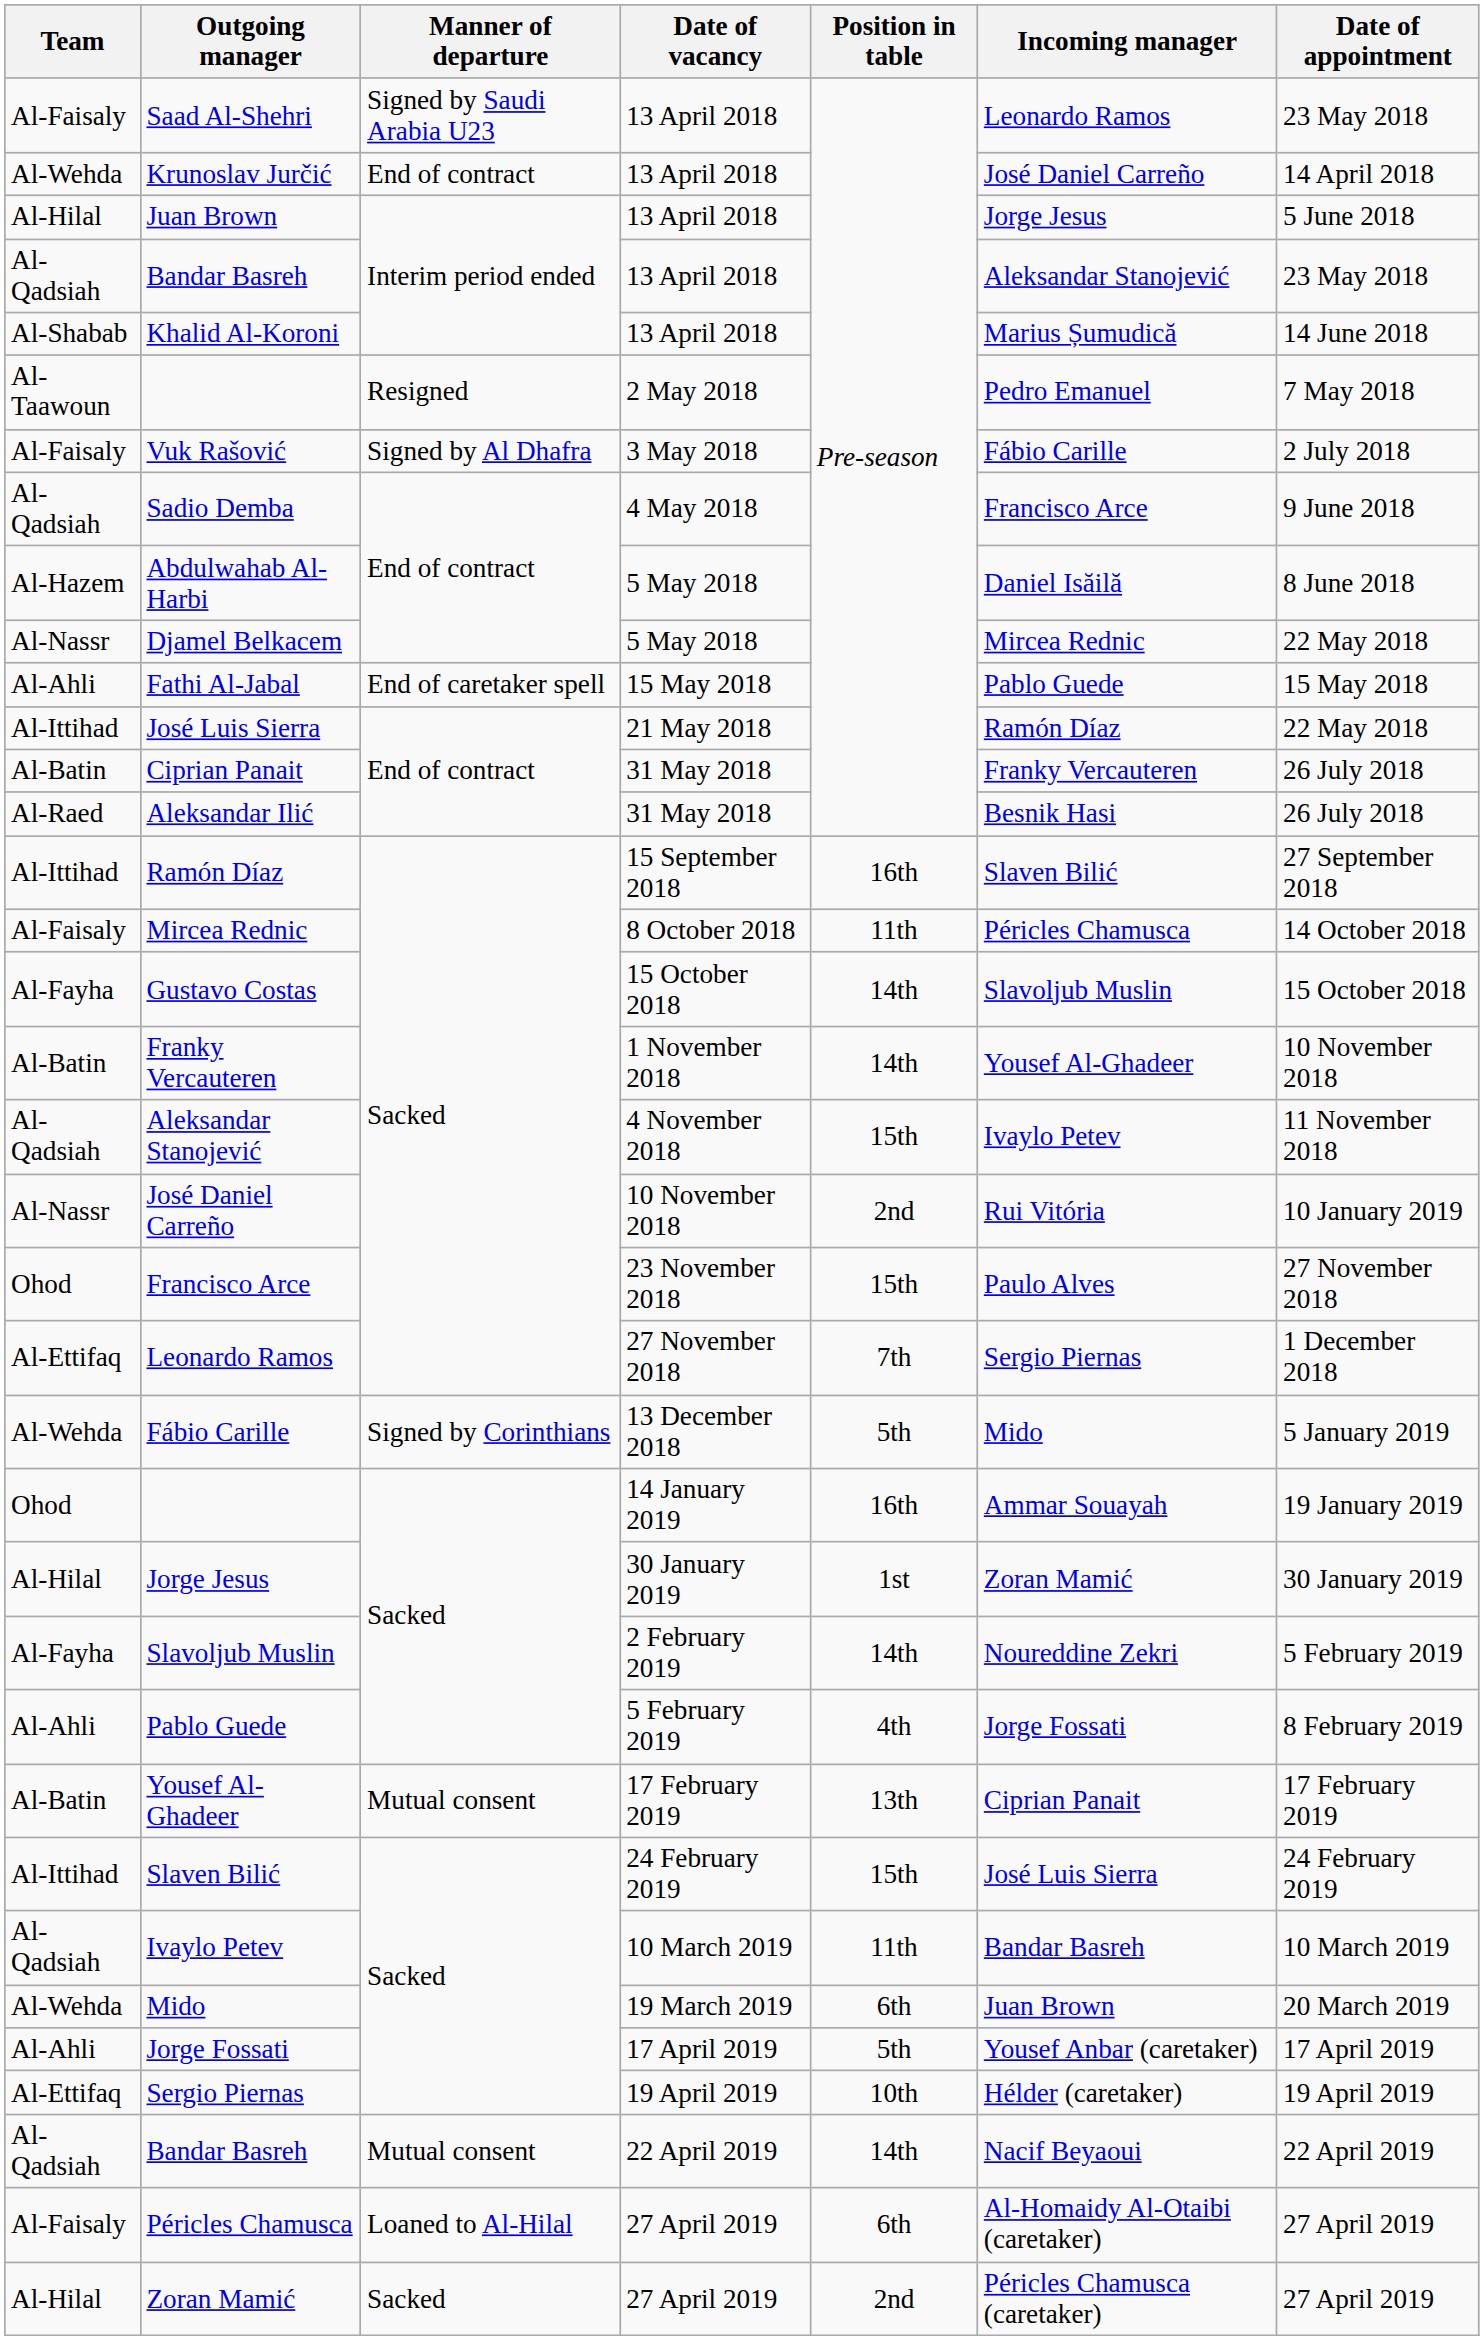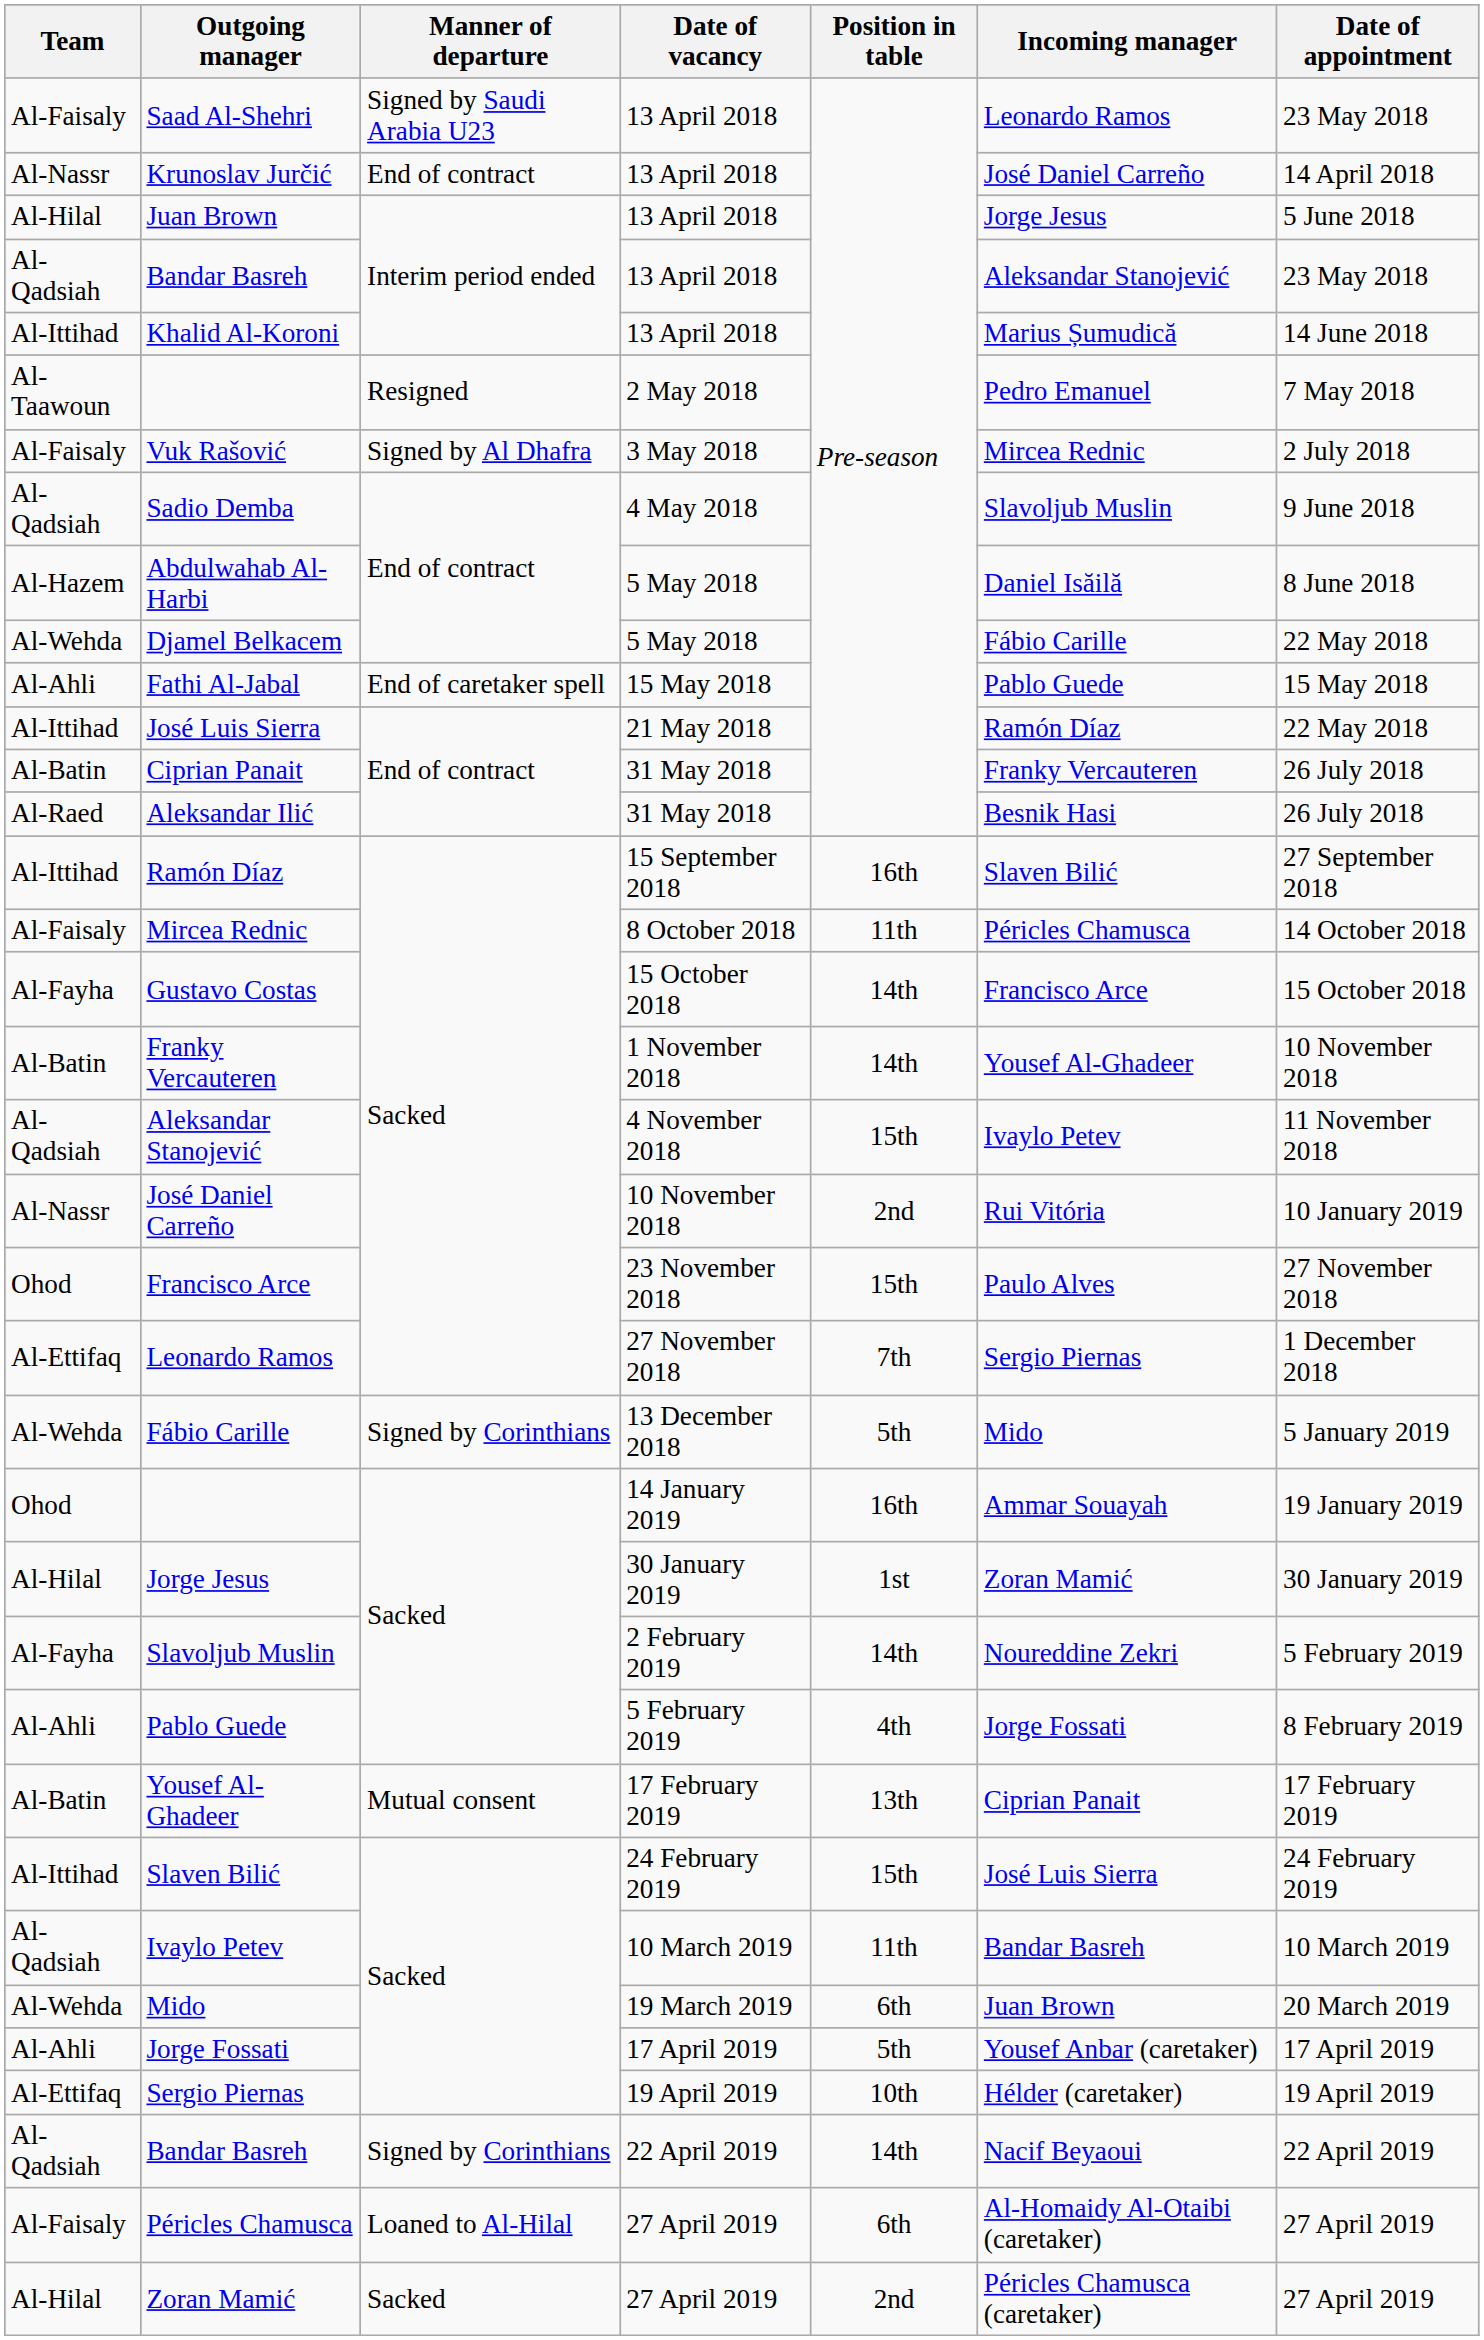(67, 173) Al-Wehda -> (60, 173) Al-Nassr
(69, 333) Al-Shabab -> (65, 333) Al-Ittihad
(1055, 450) Fábio Carille -> (1064, 450) Mircea Rednic
(1066, 508) Francisco Arce -> (1078, 508) Slavoljub Muslin
(60, 641) Al-Nassr -> (67, 641) Al-Wehda
(1064, 641) Mircea Rednic -> (1055, 641) Fábio Carille
(1078, 988) Slavoljub Muslin -> (1066, 988) Francisco Arce
(451, 2150) Mutual consent -> (489, 2150) Signed by Corinthians
